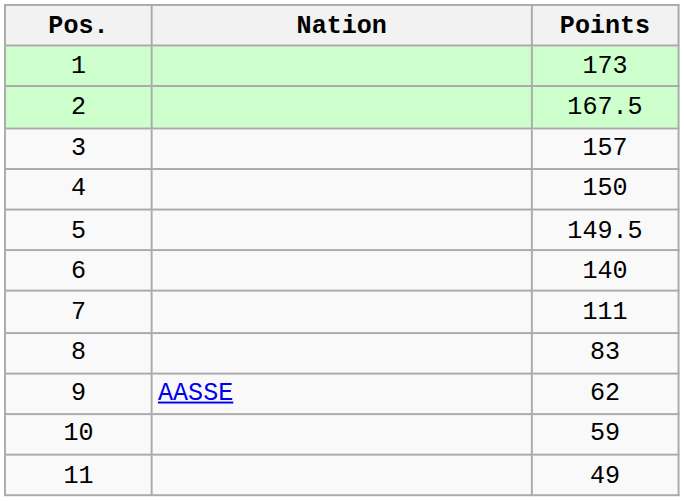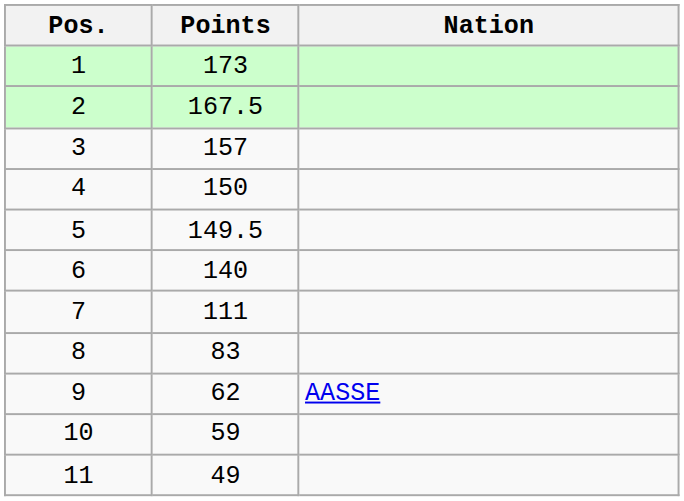columns swapped: (342, 25) <-> (605, 25)
